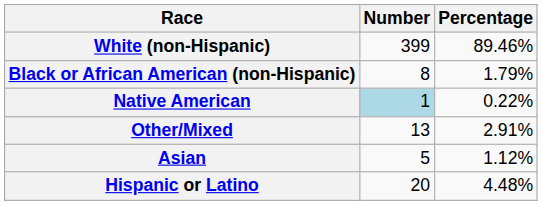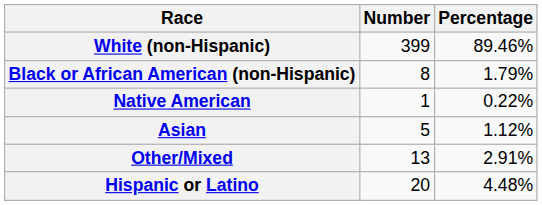(425, 102) lightblue background -> (425, 102) no background
rows swapped: (182, 158) <-> (182, 130)
